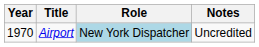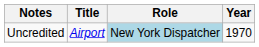columns swapped: (20, 13) <-> (223, 13)
